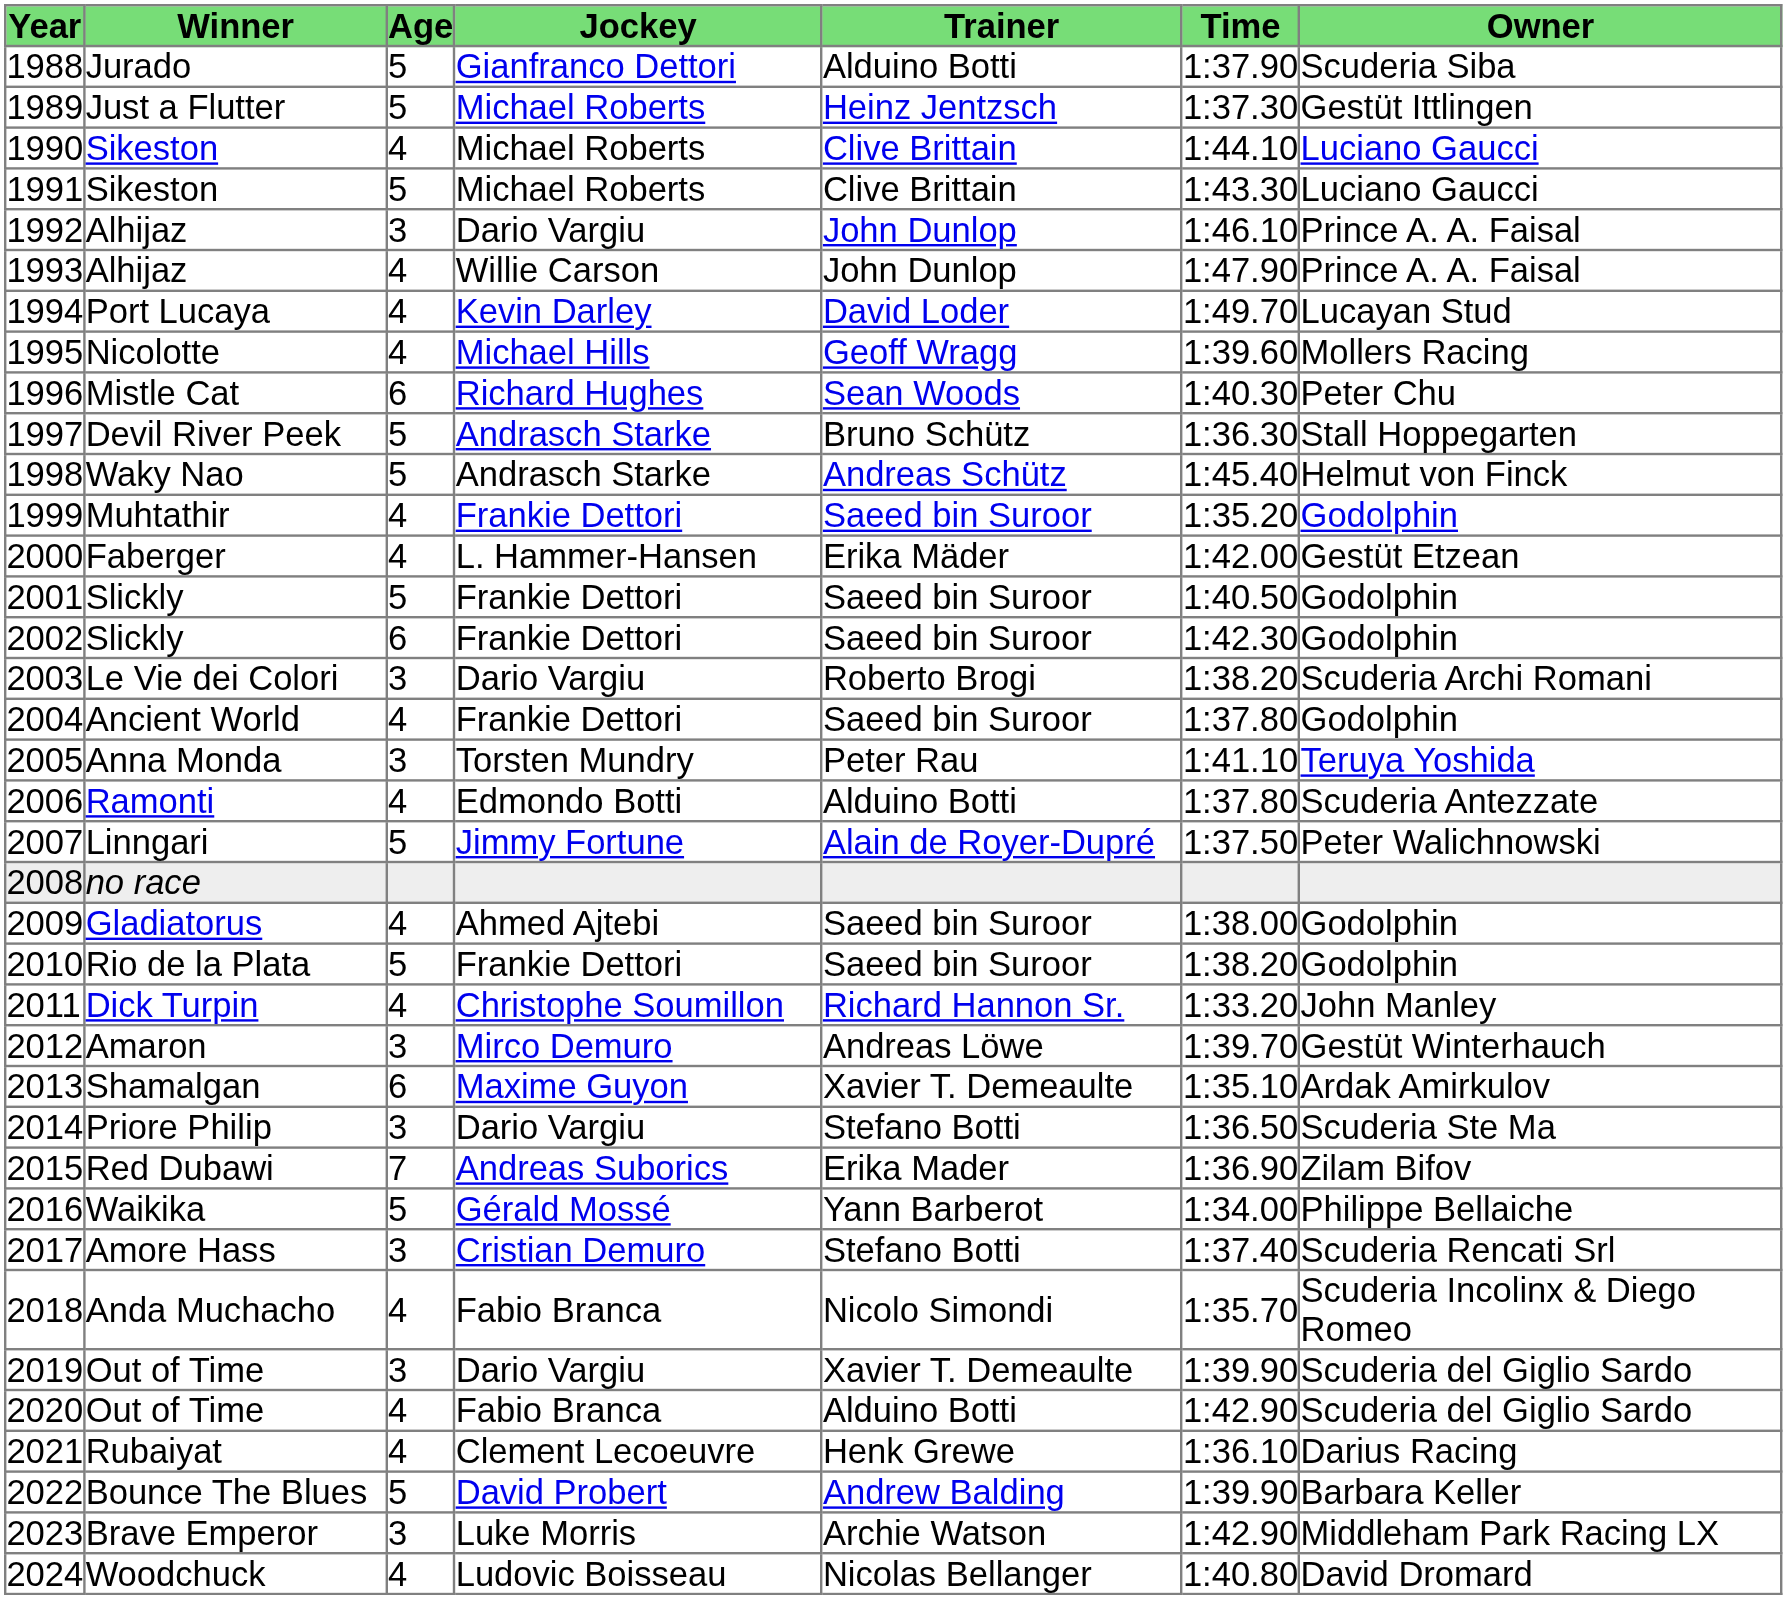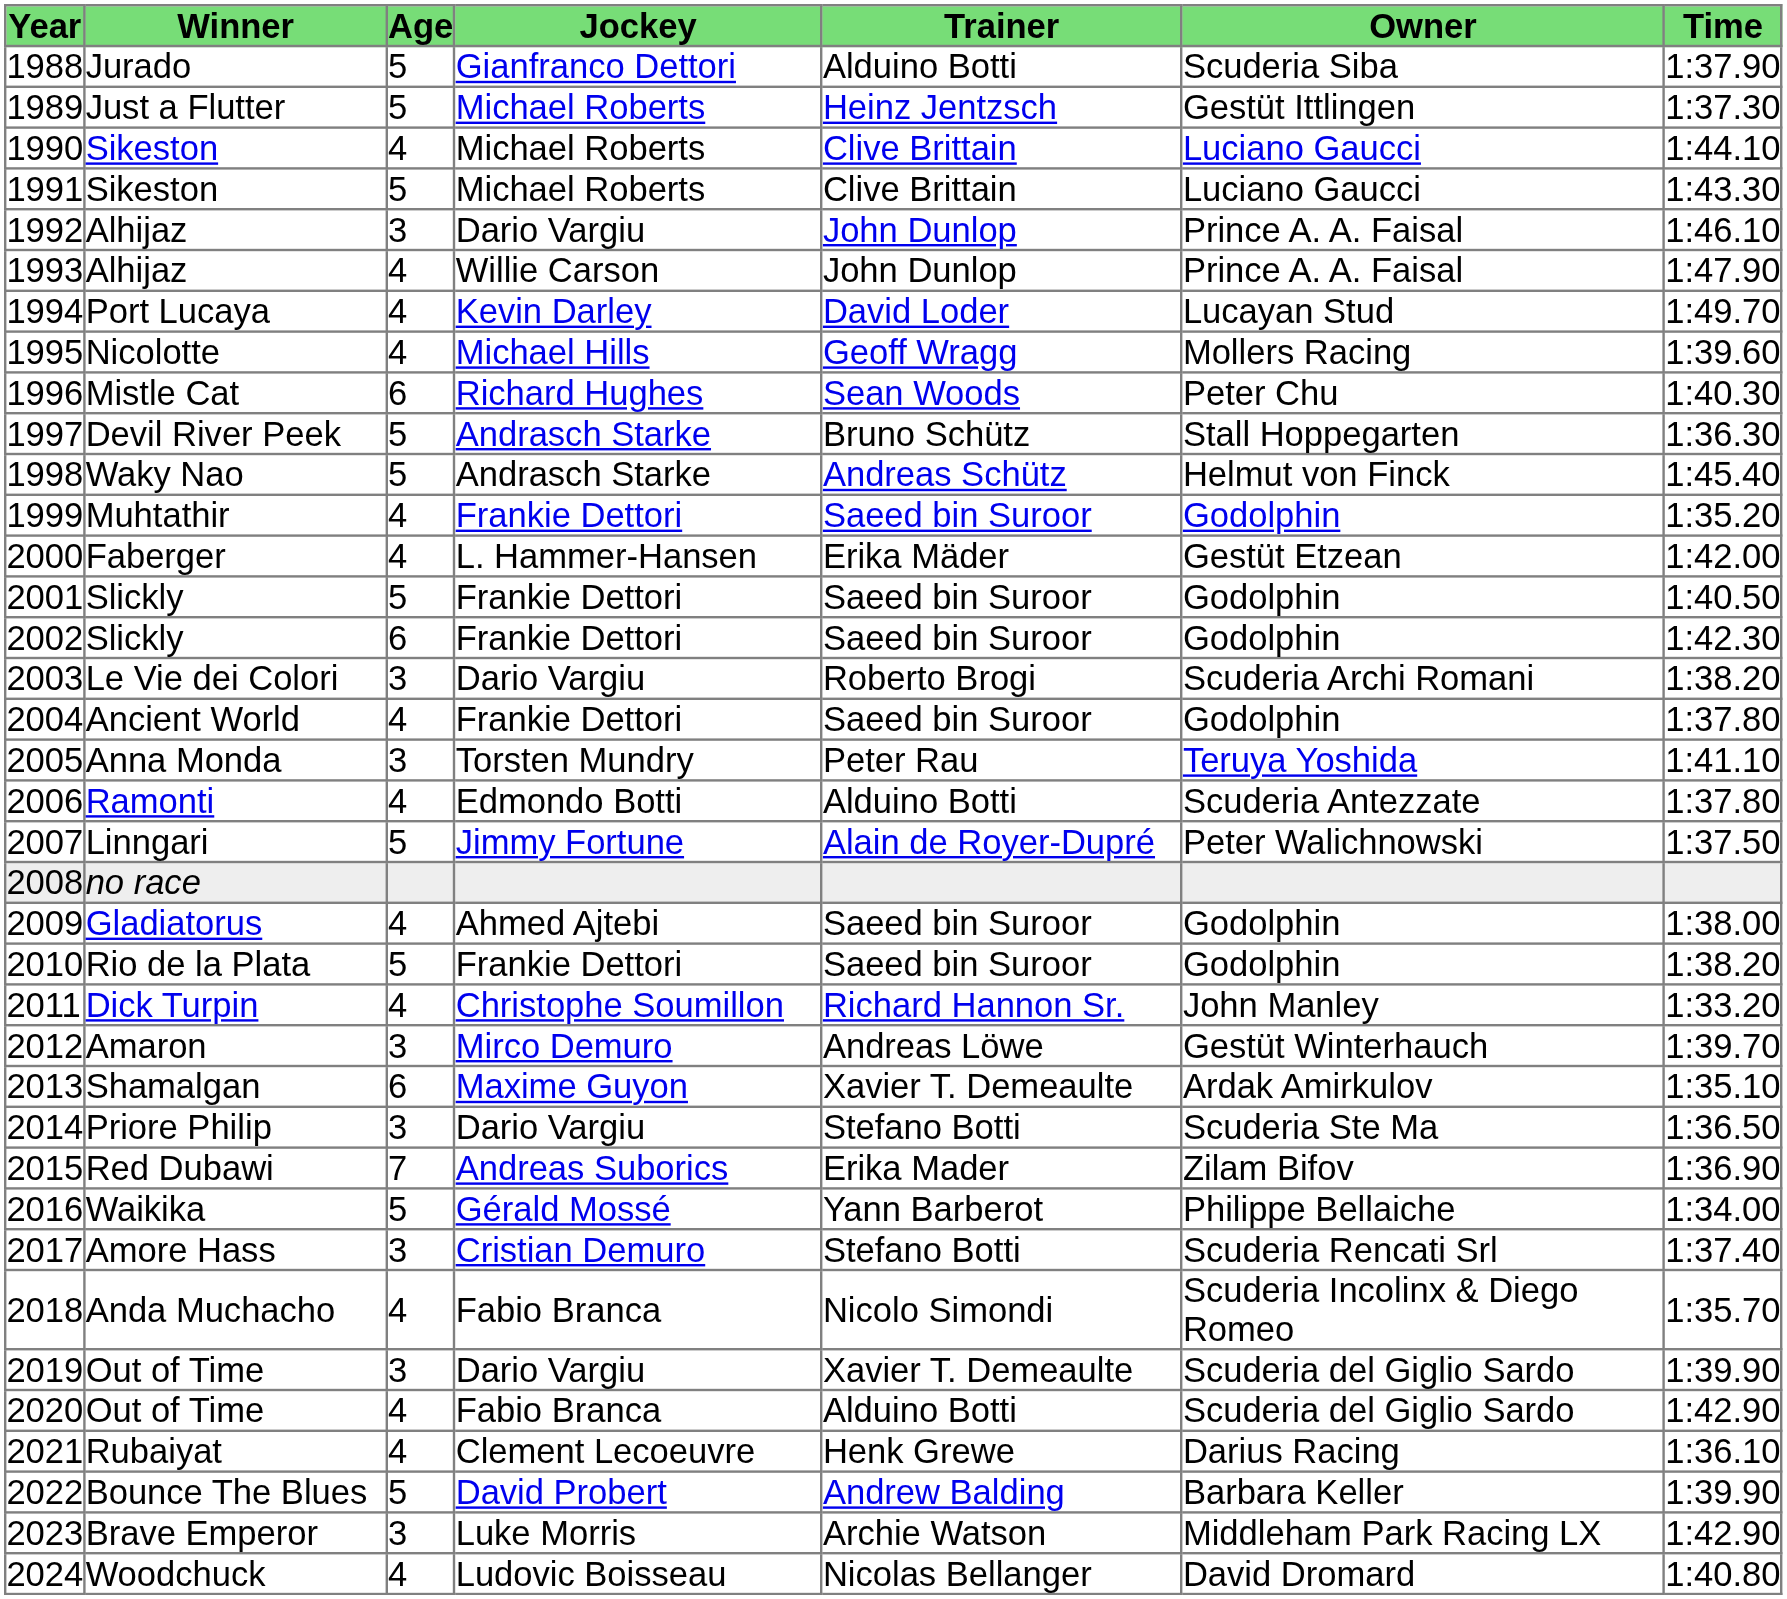columns swapped: (1541, 26) <-> (1241, 26)
